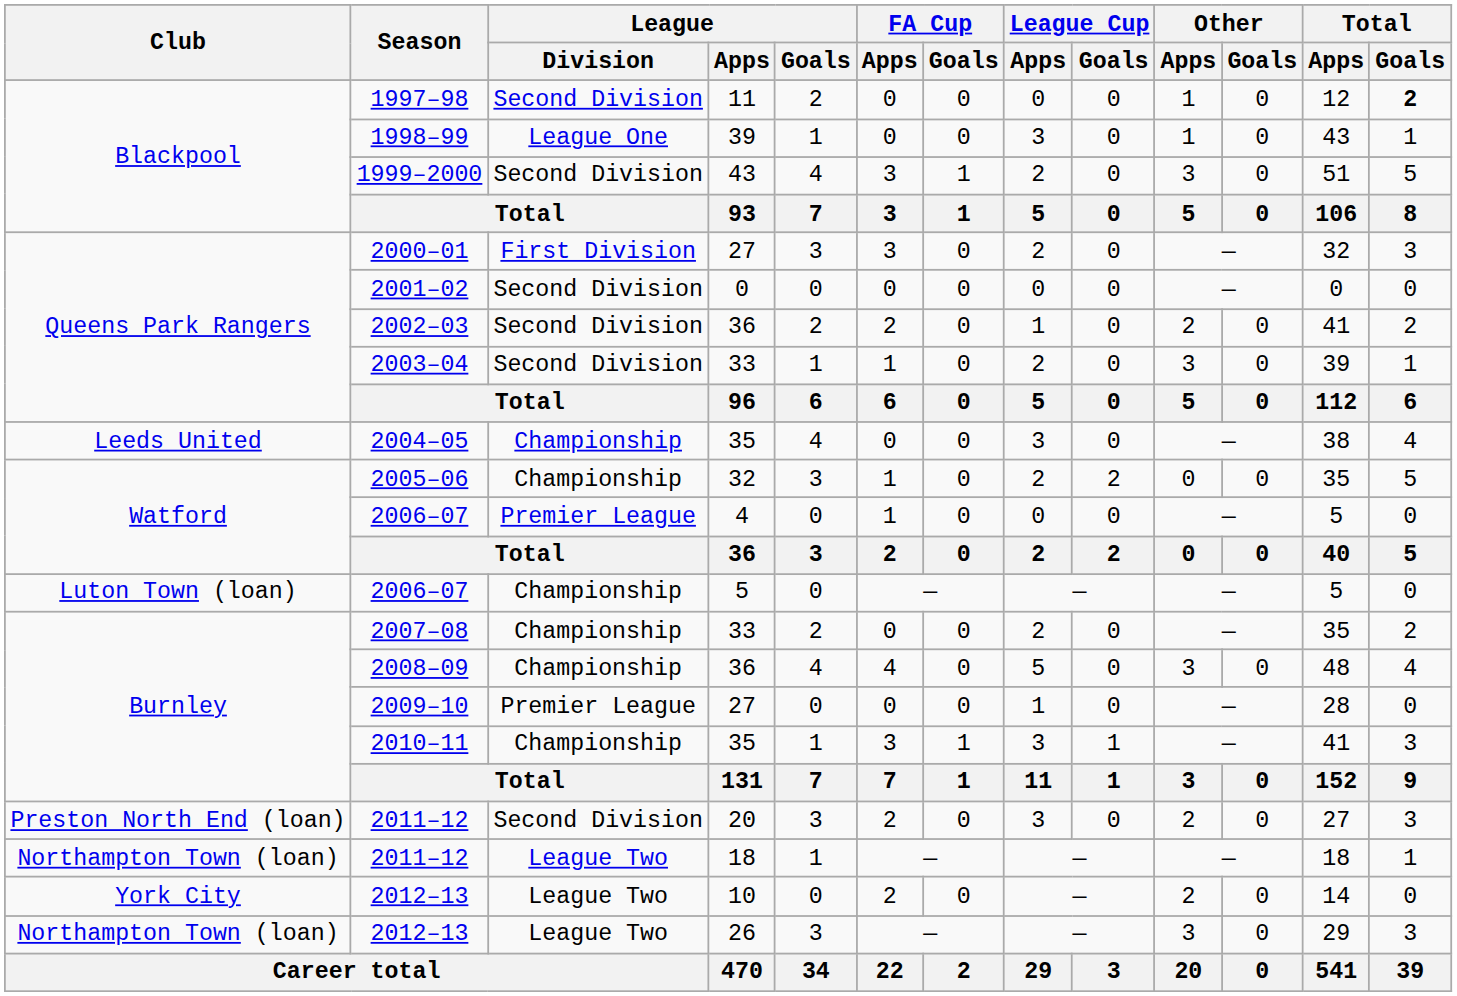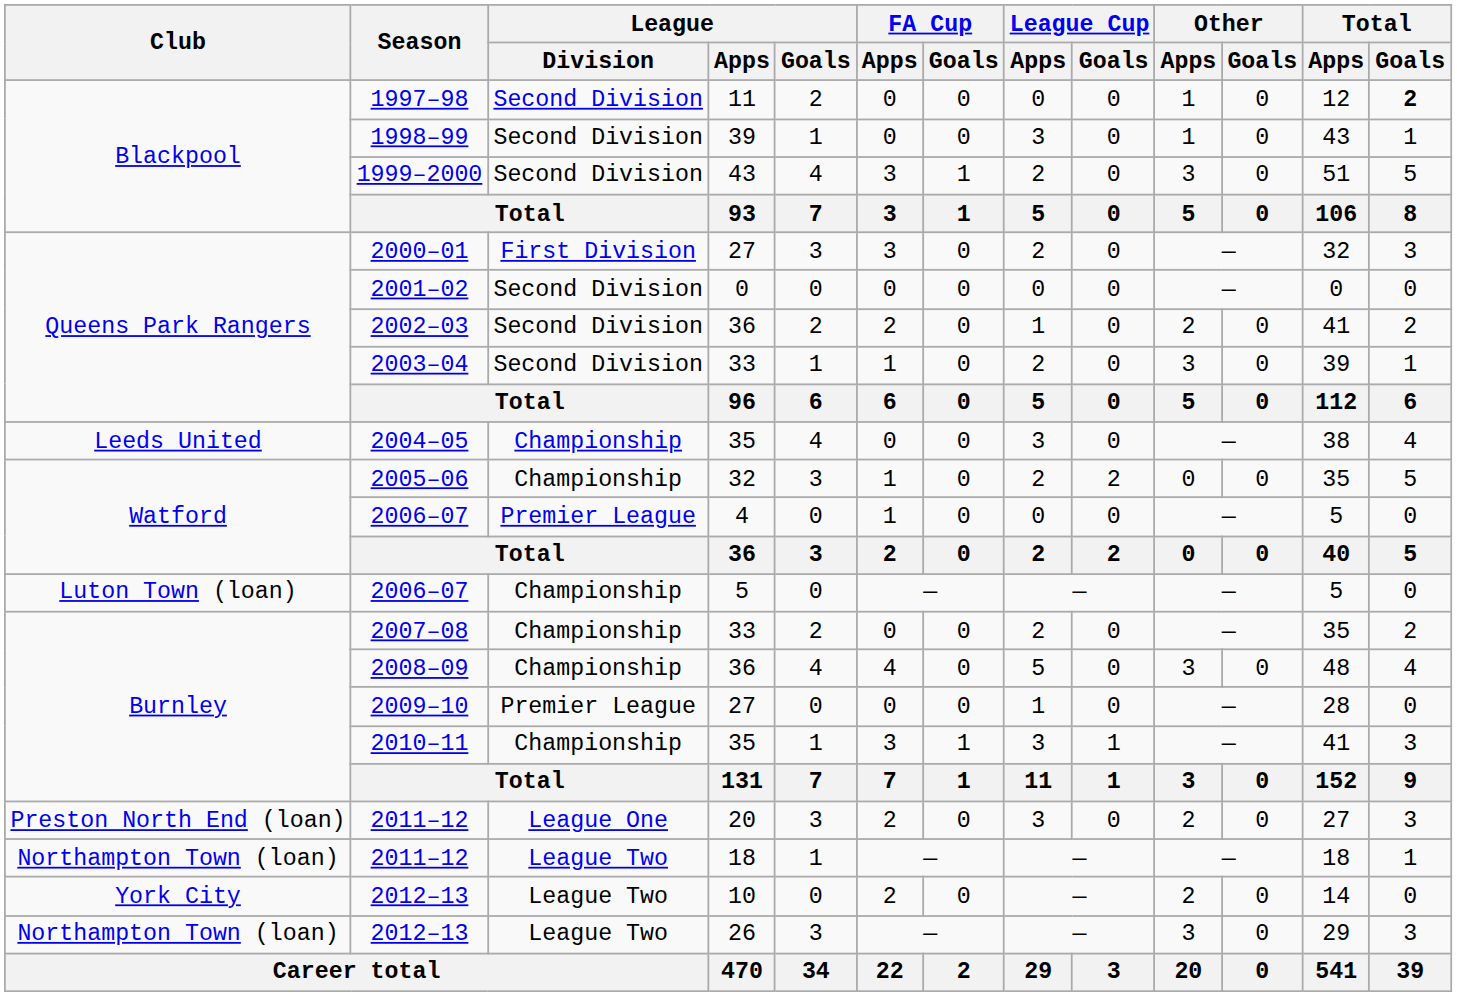(598, 138) League One -> (598, 138) Second Division
(598, 820) Second Division -> (598, 820) League One
